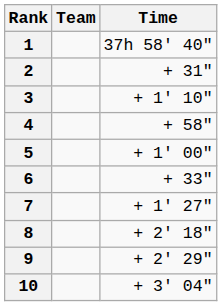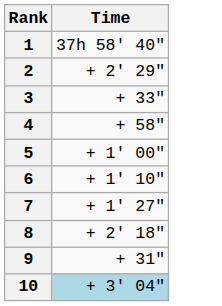- column: (76, 18)
(188, 72) + 31" -> (125, 72) + 2' 29"
(173, 99) + 1' 10" -> (140, 99) + 33"
(188, 180) + 33" -> (125, 180) + 1' 10"
(173, 260) + 2' 29" -> (140, 260) + 31"
(173, 287) no background -> (125, 287) lightblue background
